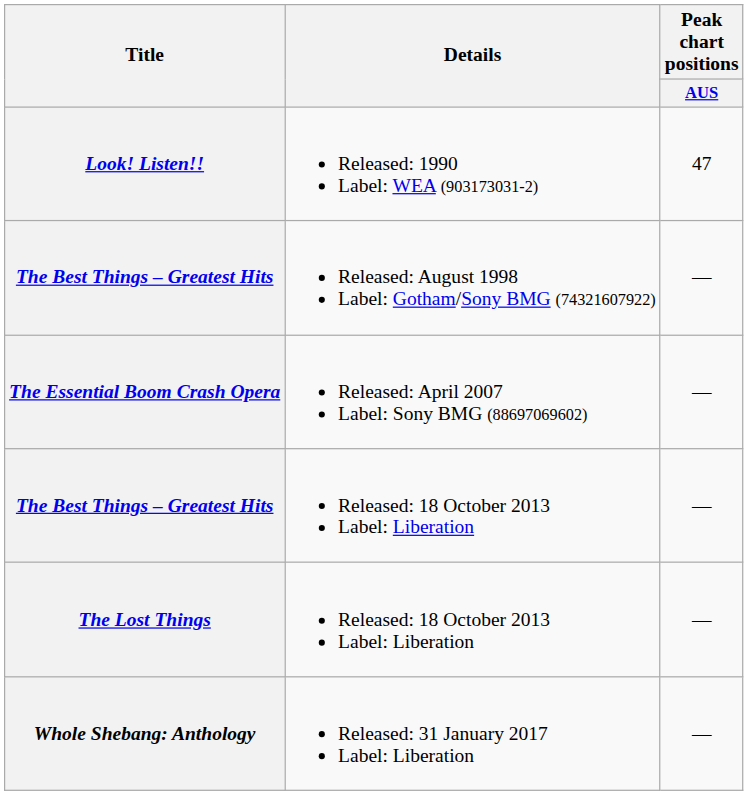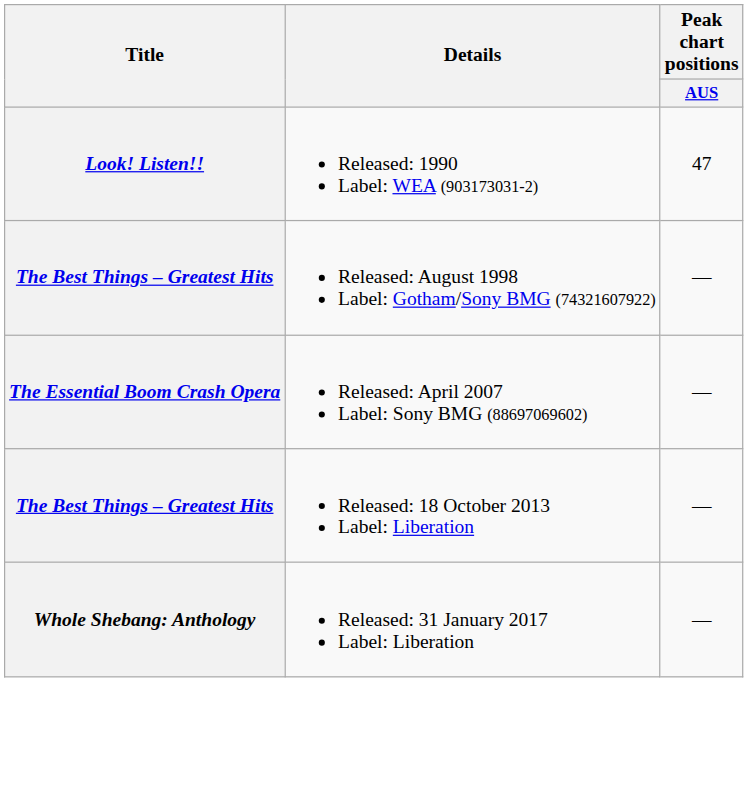- row: (145, 619)
